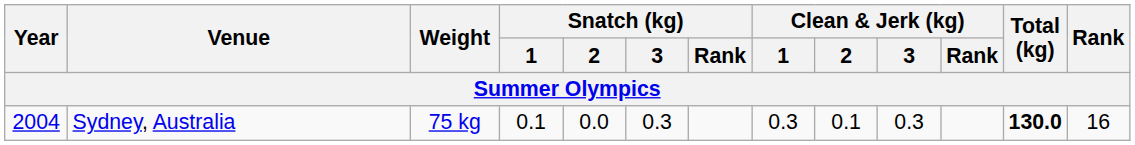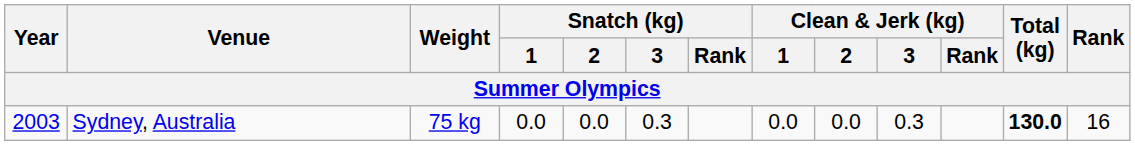(36, 122) 2004 -> (36, 122) 2003
(531, 122) 0.1 -> (531, 122) 0.0
(783, 122) 0.3 -> (783, 122) 0.0
(846, 122) 0.1 -> (846, 122) 0.0
